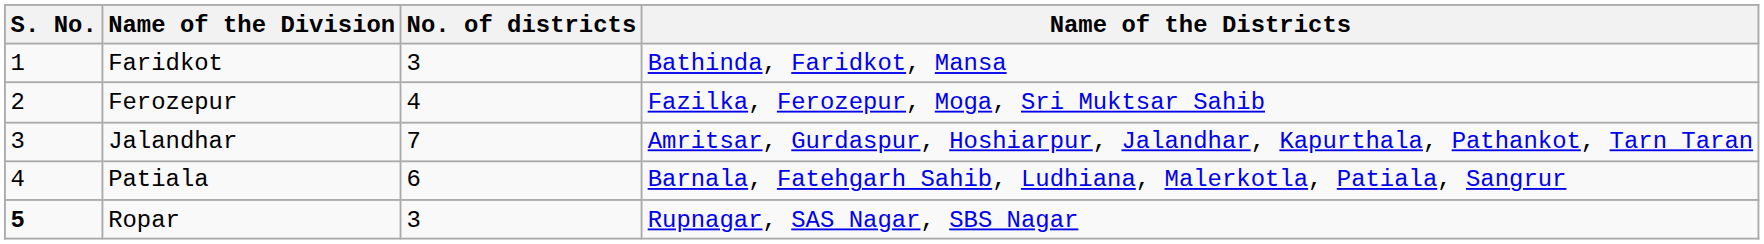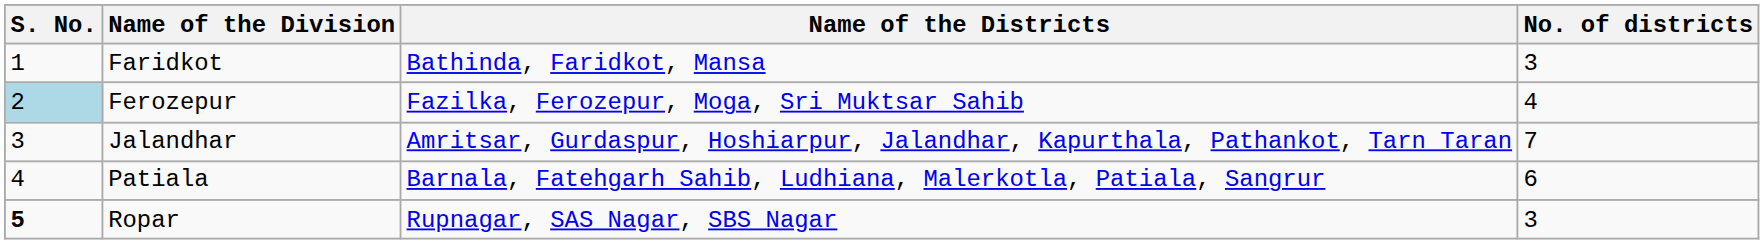columns swapped: (521, 24) <-> (1200, 24)
(18, 102) no background -> (18, 102) lightblue background
